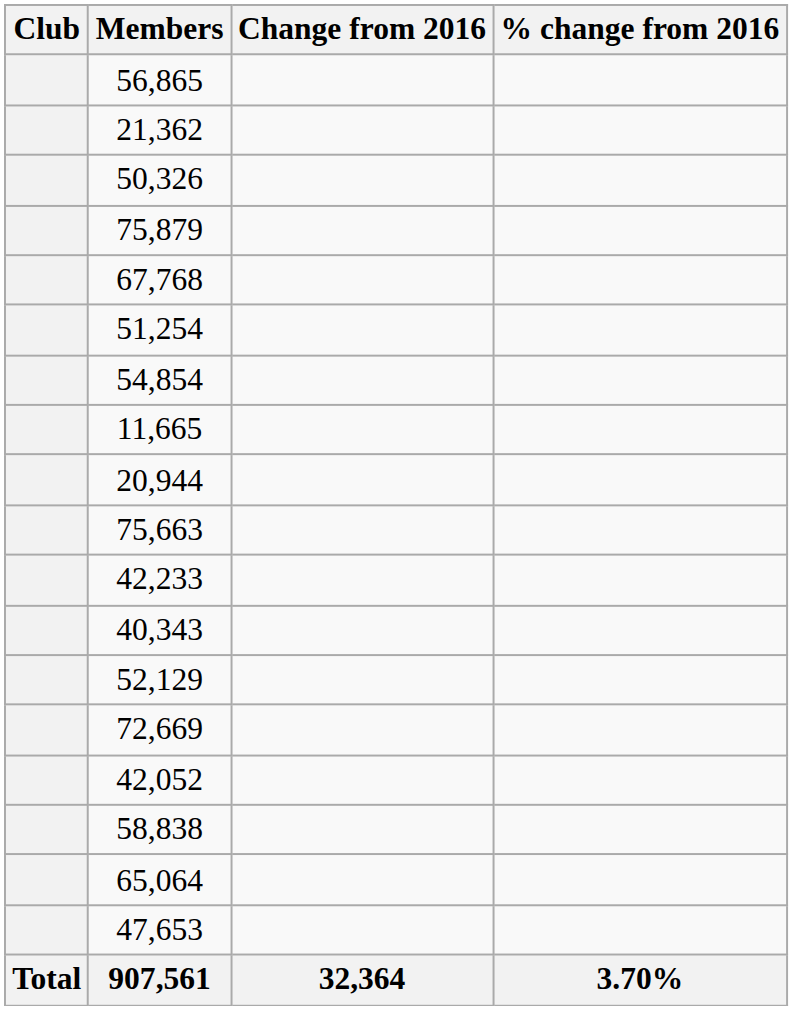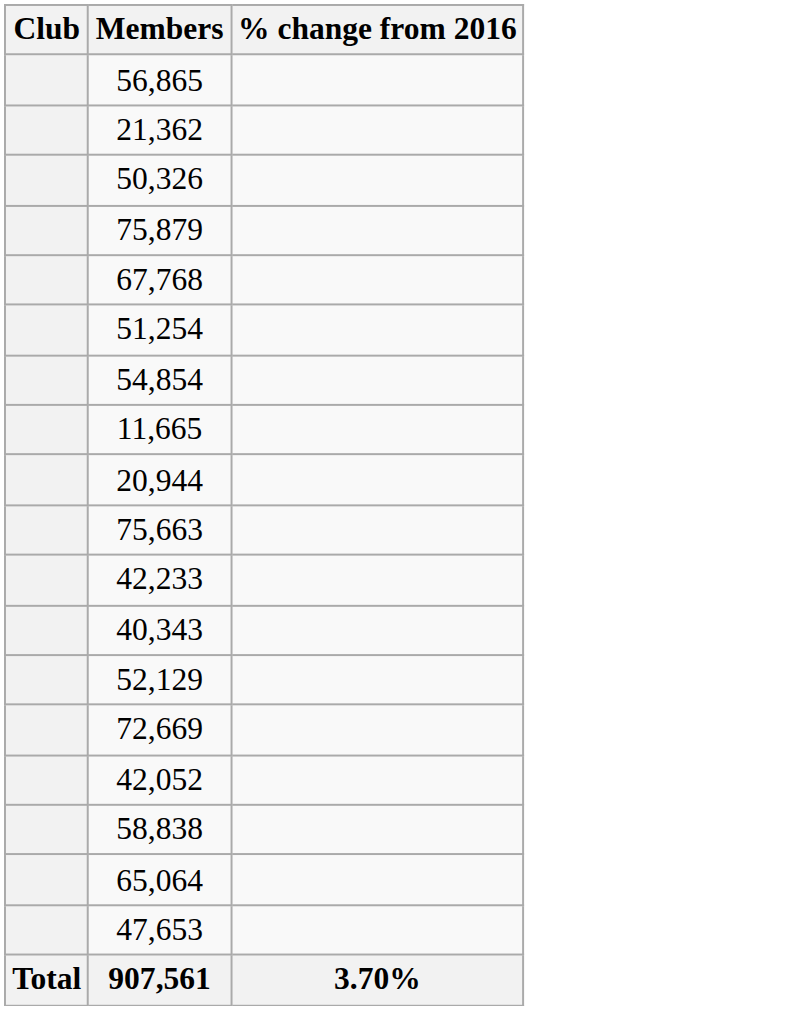- column: (362, 29)
